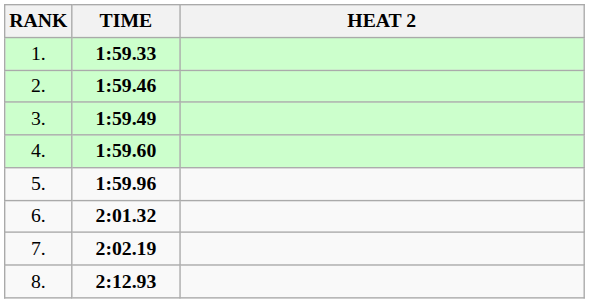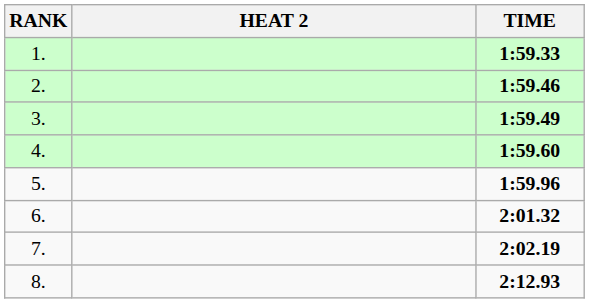columns swapped: (382, 21) <-> (126, 21)
